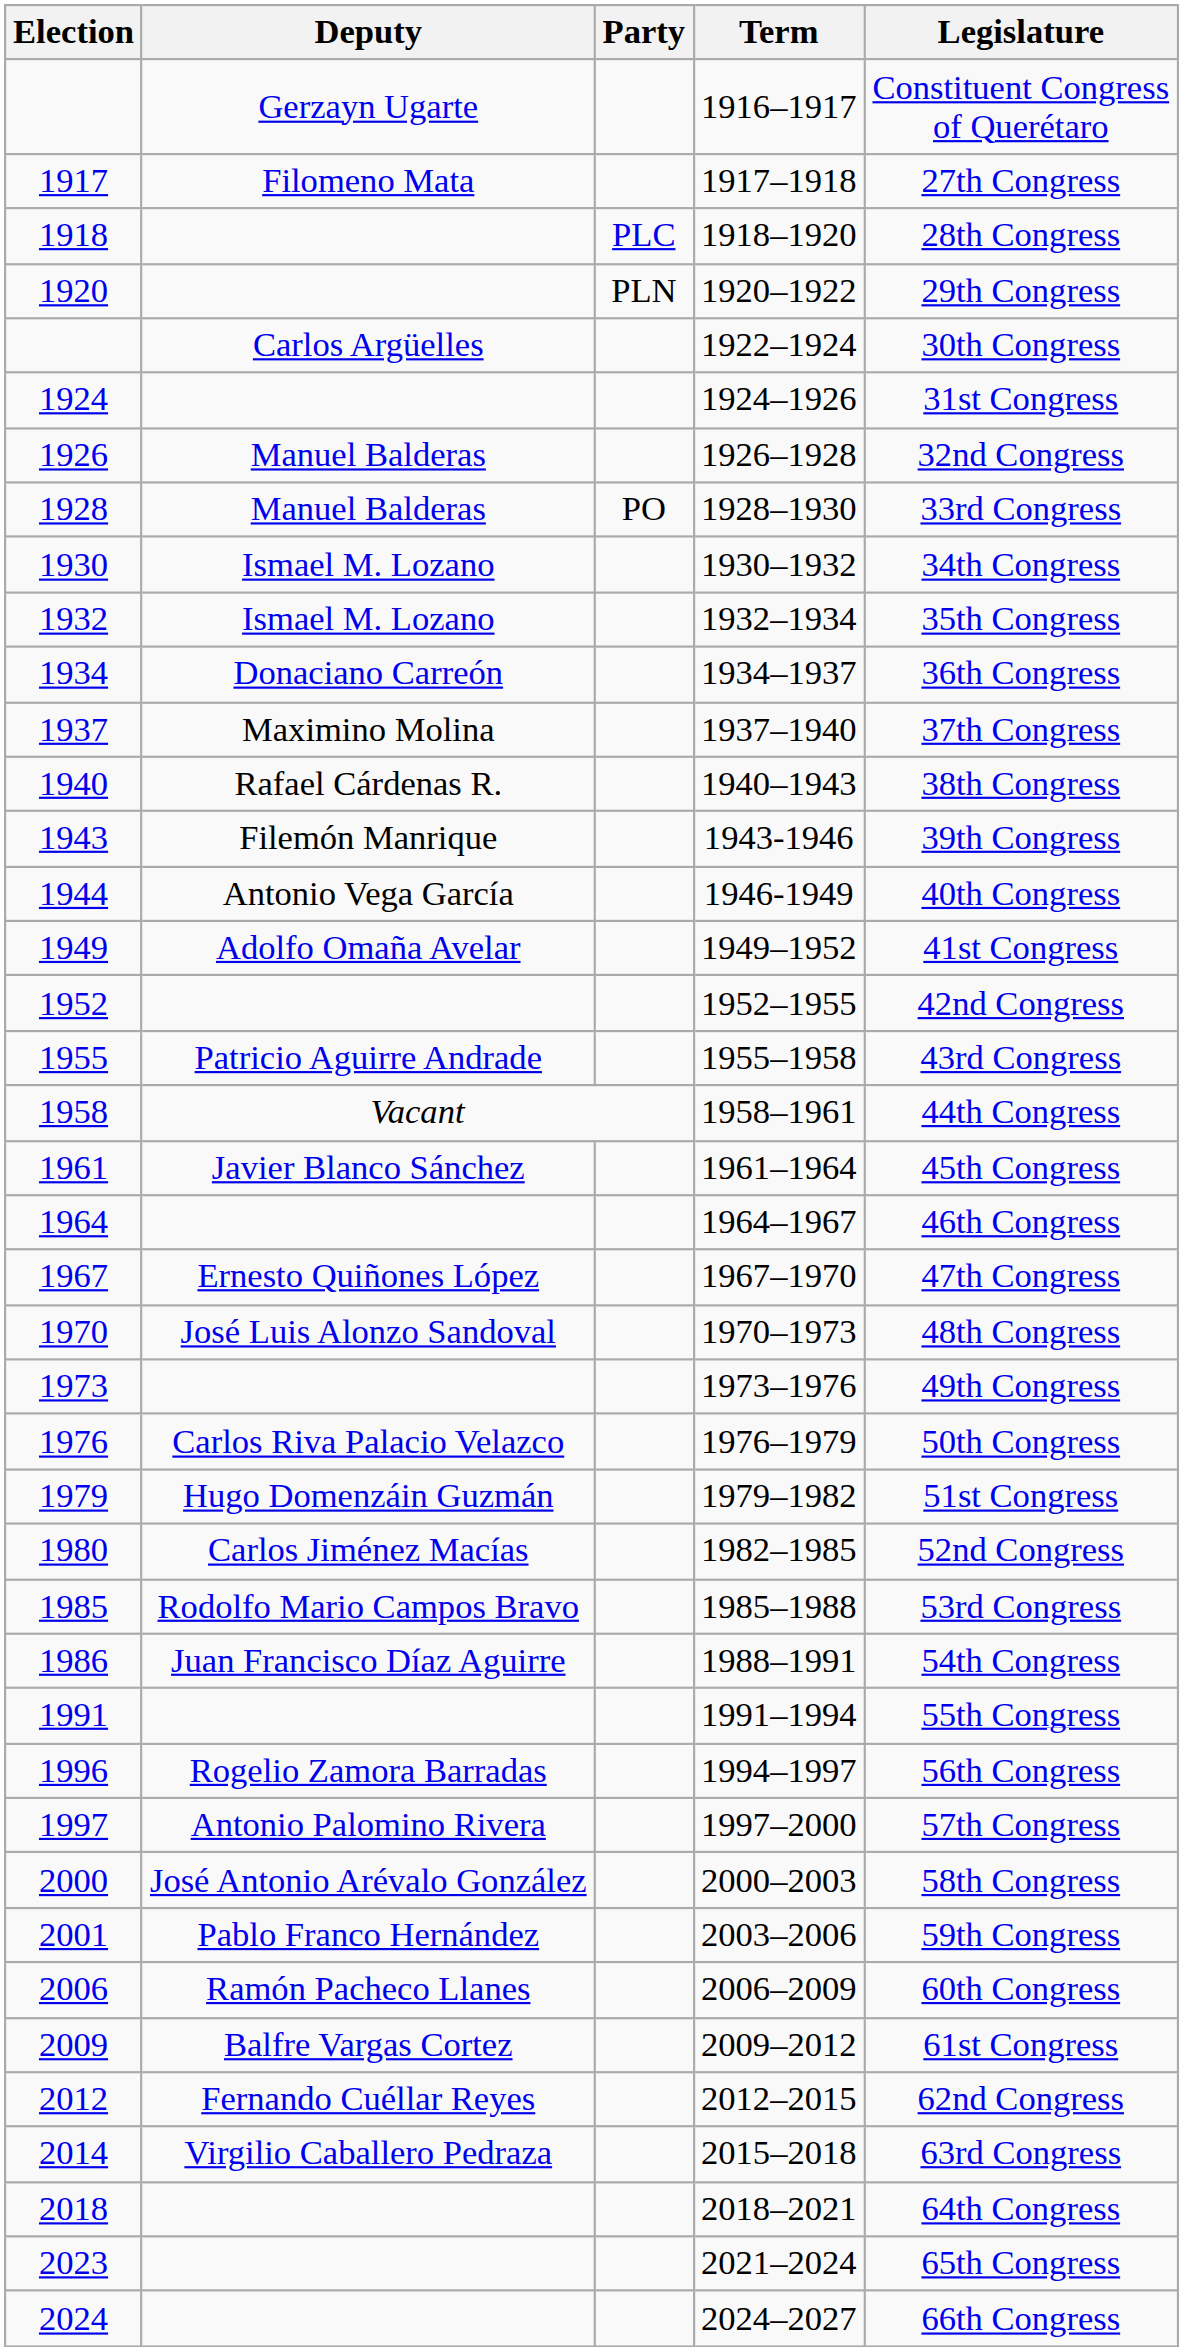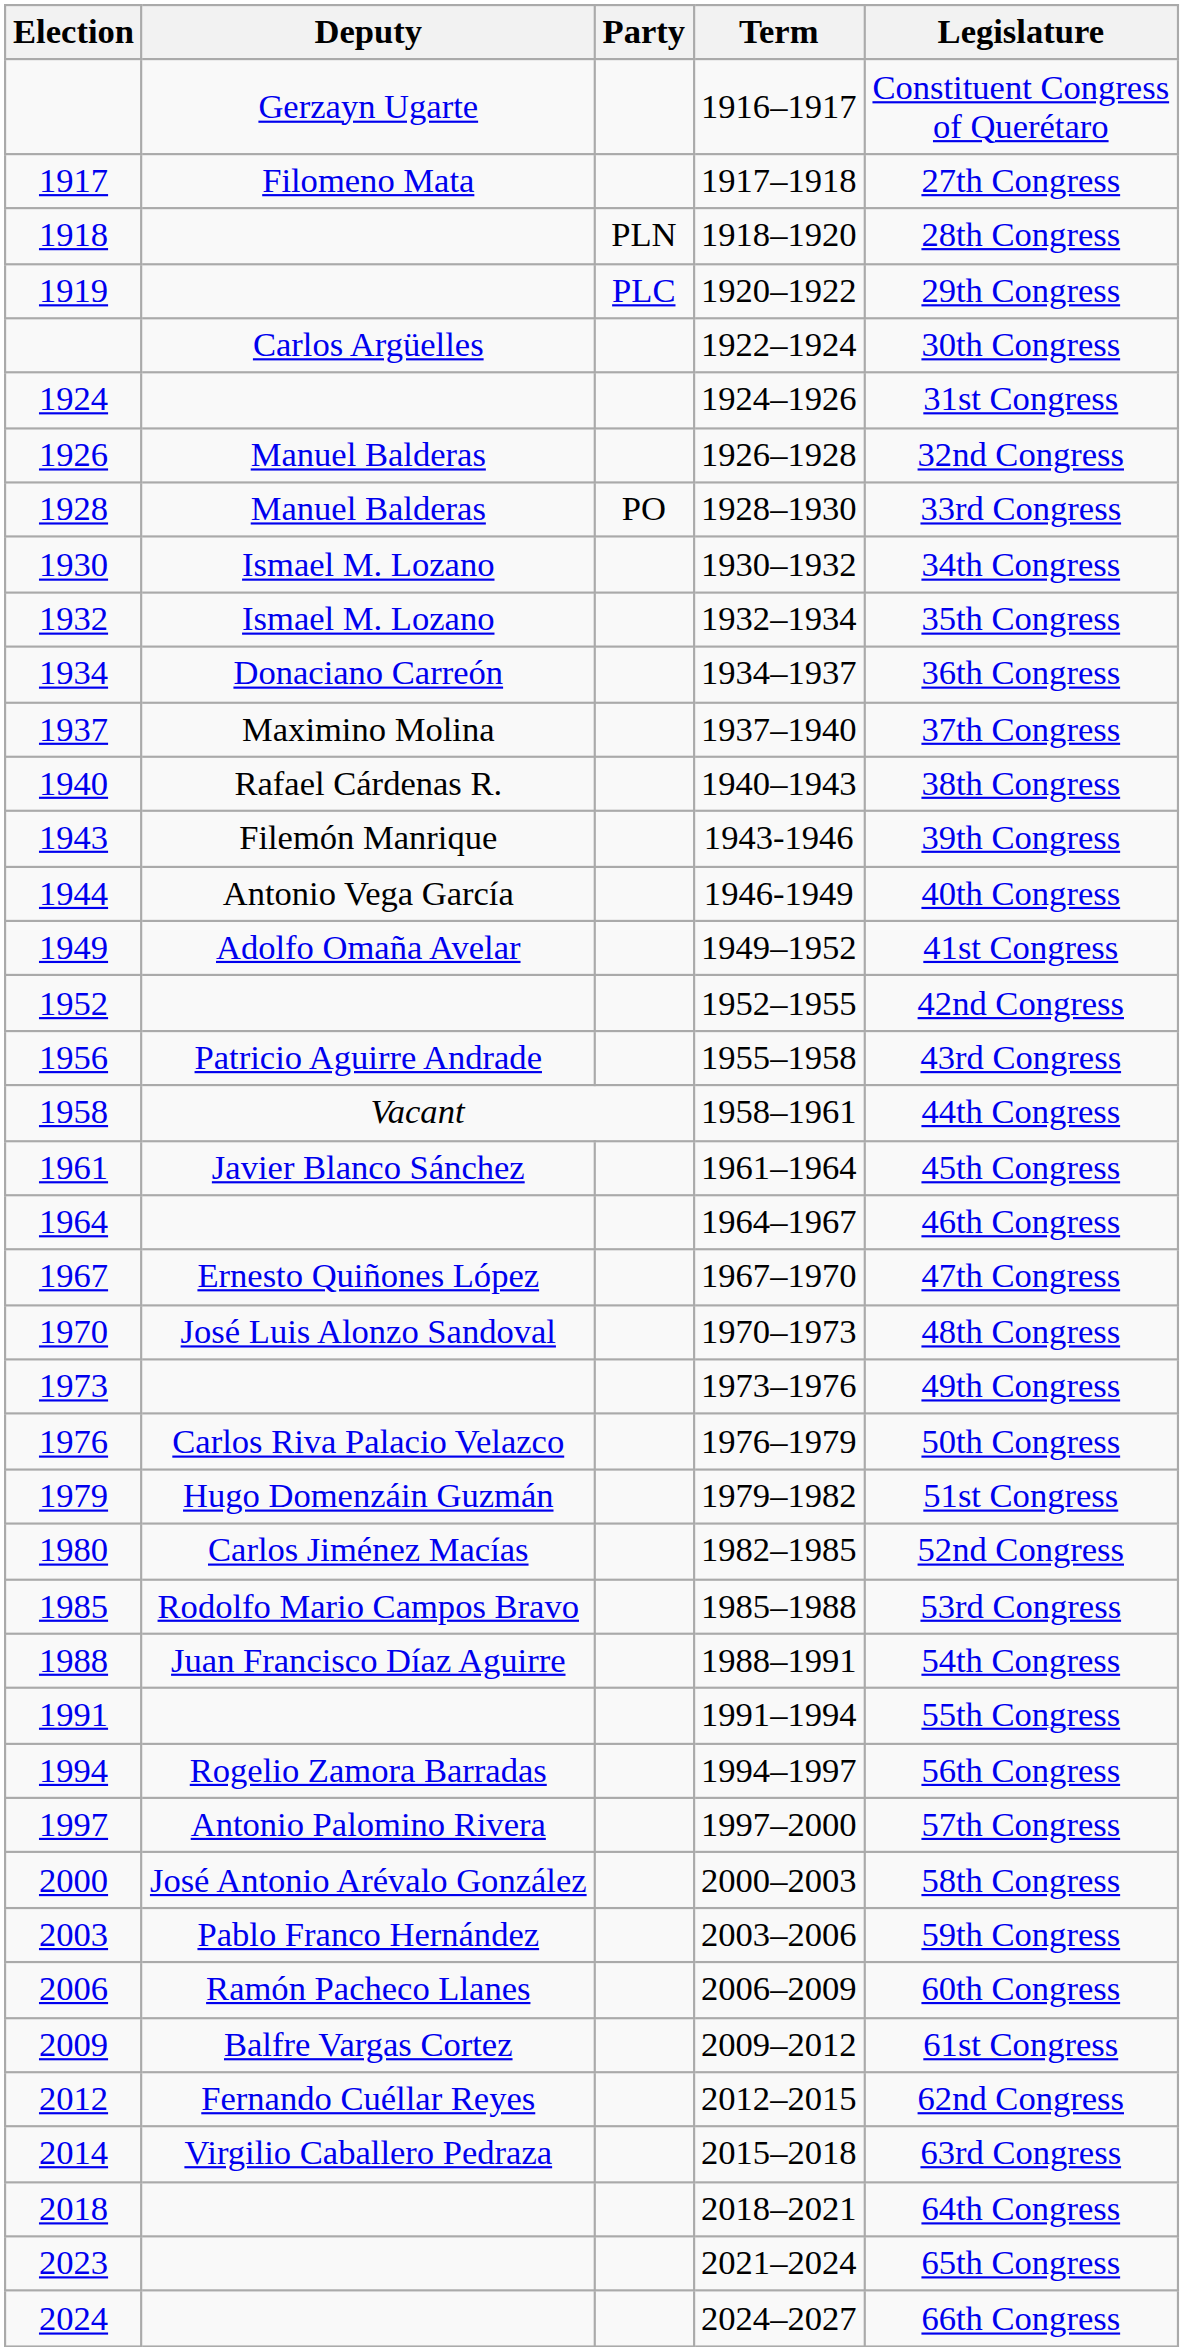(644, 235) PLC -> (644, 235) PLN
(74, 290) 1920 -> (74, 290) 1919
(644, 290) PLN -> (644, 290) PLC
(74, 1057) 1955 -> (74, 1057) 1956
(74, 1660) 1986 -> (74, 1660) 1988
(74, 1769) 1996 -> (74, 1769) 1994
(74, 1934) 2001 -> (74, 1934) 2003
